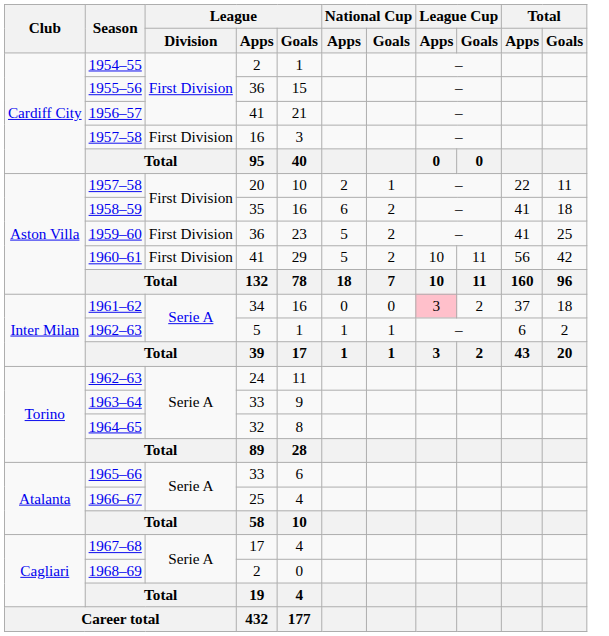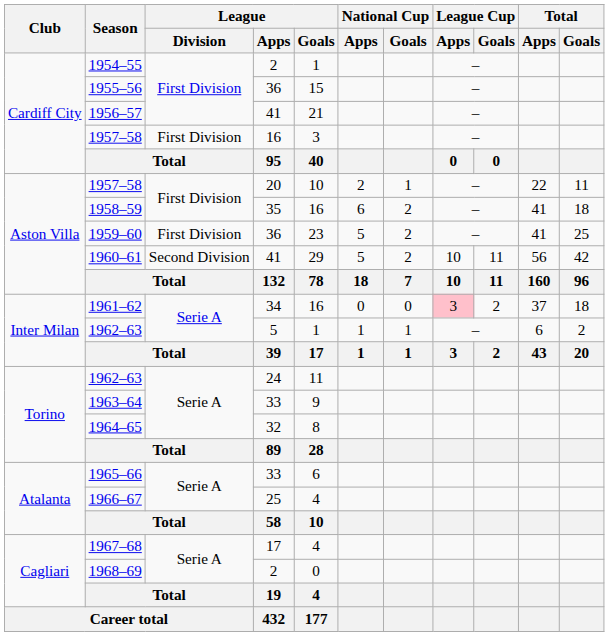(191, 257) First Division -> (199, 257) Second Division
